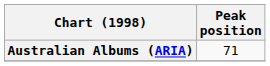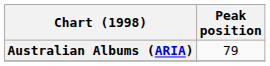(231, 51) 71 -> (231, 51) 79
